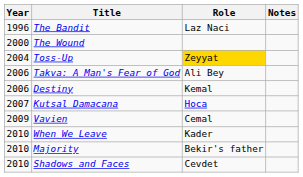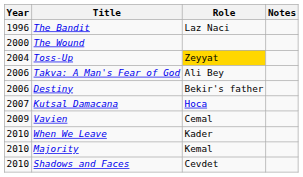(199, 88) Kemal -> (224, 88) Bekir's father
(224, 149) Bekir's father -> (199, 149) Kemal
